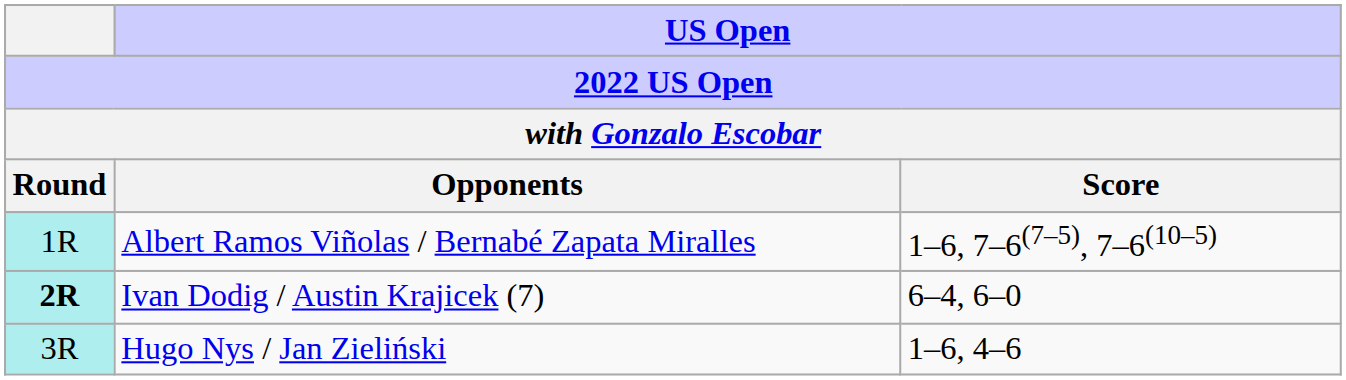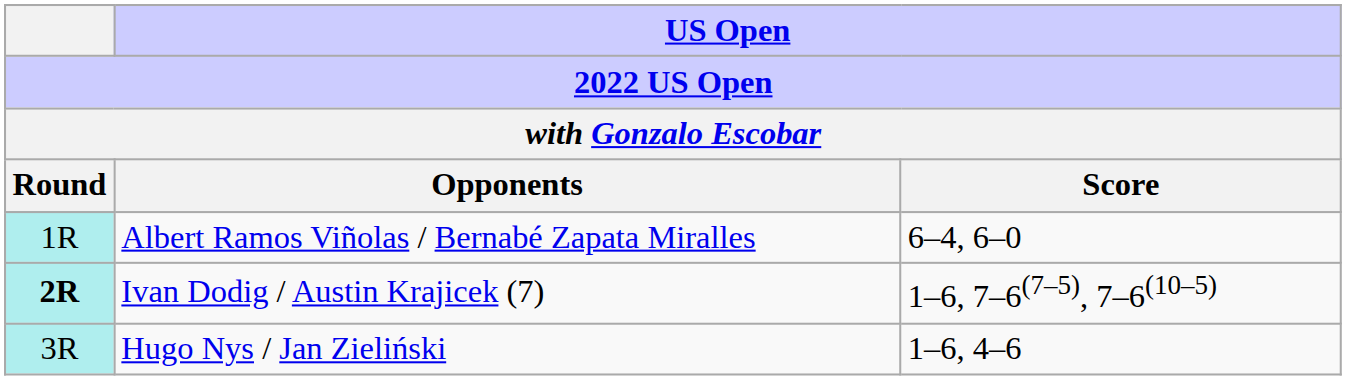(1062, 240) 1–6, 7–6(7–5), 7–6(10–5) -> (965, 236) 6–4, 6–0
(965, 296) 6–4, 6–0 -> (1062, 292) 1–6, 7–6(7–5), 7–6(10–5)
